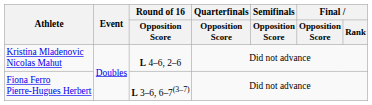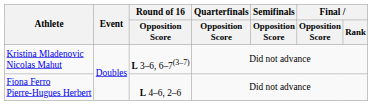(161, 64) L 4–6, 2–6 -> (161, 65) L 3–6, 6–7(3–7)
(161, 91) L 3–6, 6–7(3–7) -> (161, 93) L 4–6, 2–6
